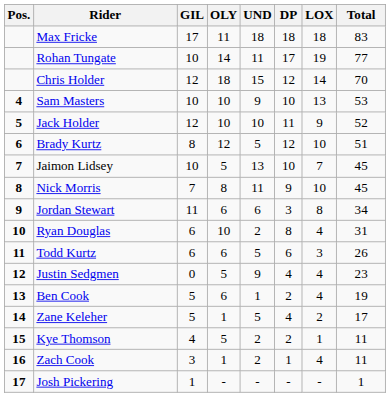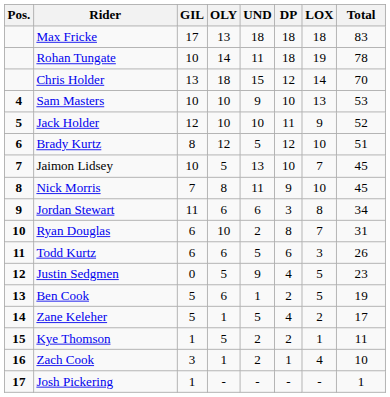(224, 37) 11 -> (224, 37) 13
(288, 58) 17 -> (288, 58) 18
(361, 58) 77 -> (361, 58) 78
(192, 80) 12 -> (192, 80) 13
(319, 231) 4 -> (319, 231) 7
(319, 274) 4 -> (319, 274) 5
(319, 295) 4 -> (319, 295) 5
(192, 338) 4 -> (192, 338) 1
(361, 360) 11 -> (361, 360) 10
